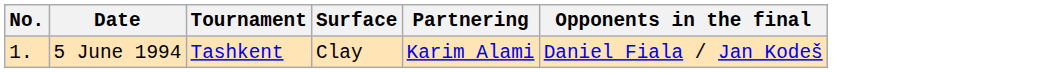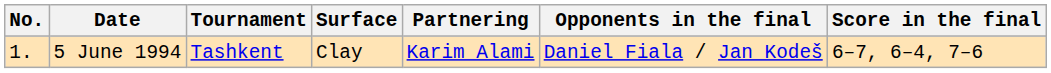+ column: (937, 21)
